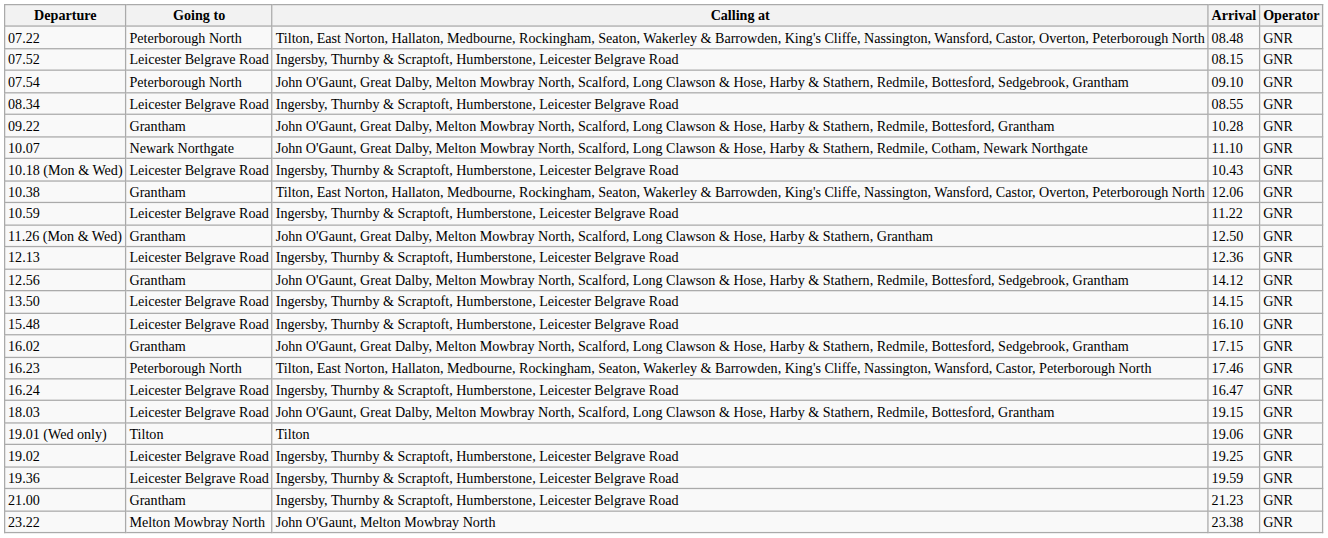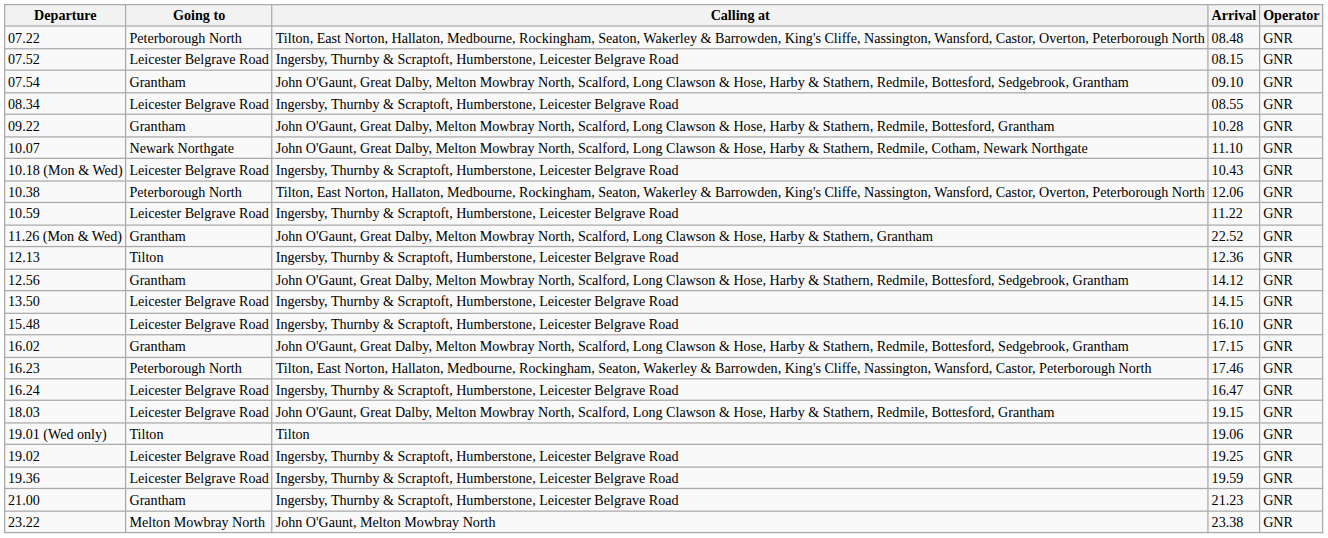(186, 82) Peterborough North -> (158, 82) Grantham
(158, 192) Grantham -> (186, 192) Peterborough North
(1227, 236) 12.50 -> (1227, 236) 22.52
(199, 258) Leicester Belgrave Road -> (146, 258) Tilton
